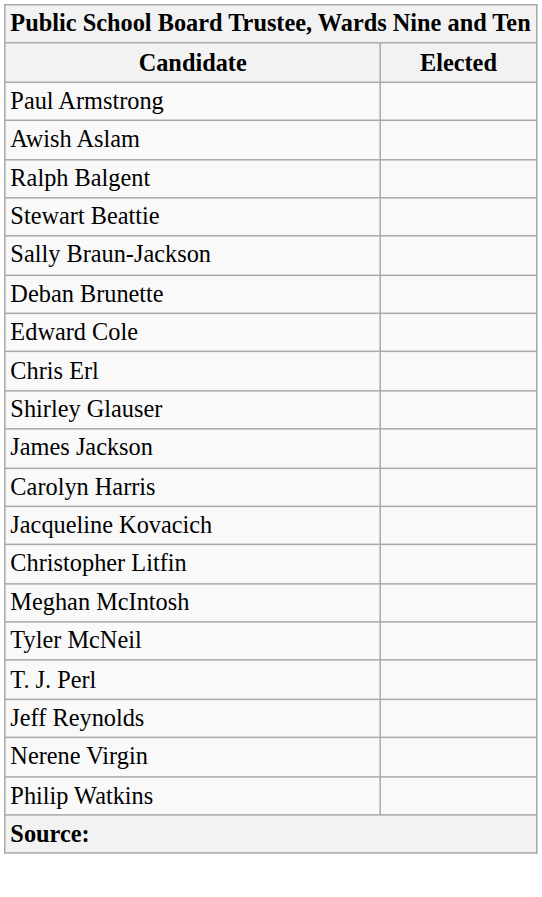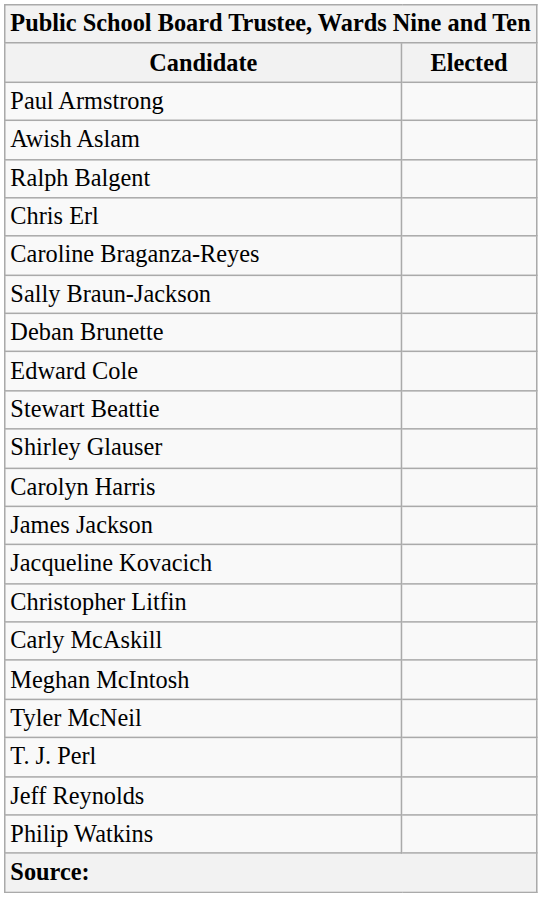rows swapped: (85, 216) <-> (55, 370)
+ row: (135, 255)
rows swapped: (83, 486) <-> (82, 448)
+ row: (86, 640)
- row: (79, 756)
